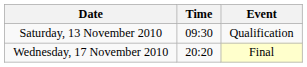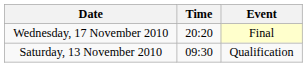rows swapped: (91, 33) <-> (91, 52)
